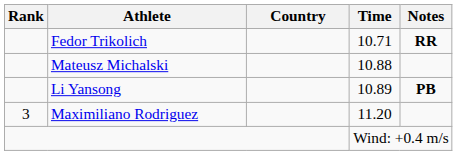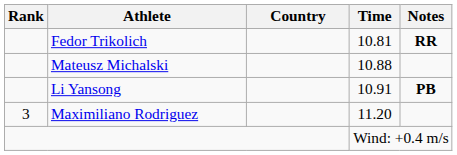(375, 41) 10.71 -> (375, 41) 10.81
(375, 89) 10.89 -> (375, 89) 10.91
